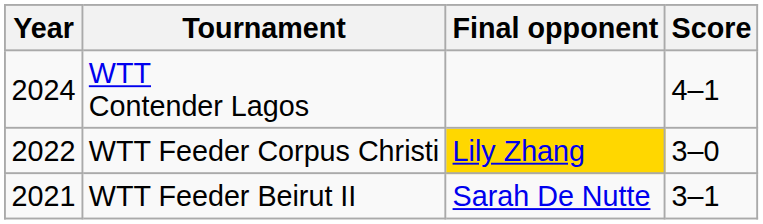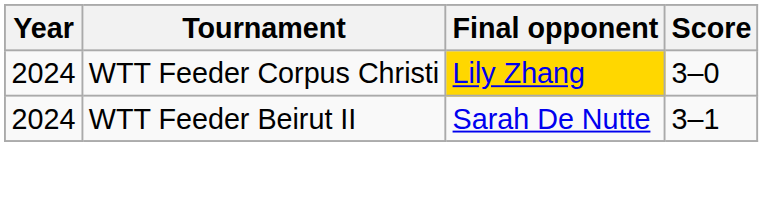- row: (199, 89)
(44, 151) 2022 -> (44, 73) 2024
(44, 196) 2021 -> (44, 119) 2024
